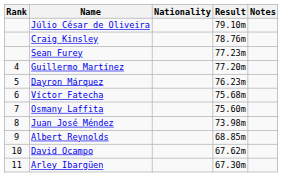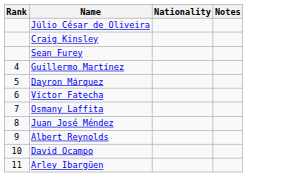- column: (230, 11)
